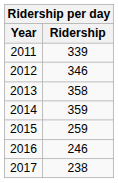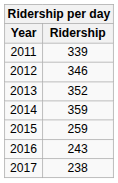(78, 91) 358 -> (78, 91) 352
(78, 149) 246 -> (78, 149) 243
